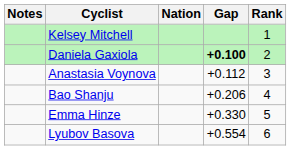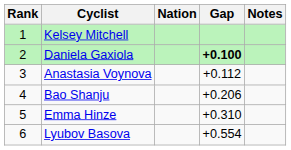columns swapped: (267, 14) <-> (25, 14)
(226, 114) +0.330 -> (222, 114) +0.310
